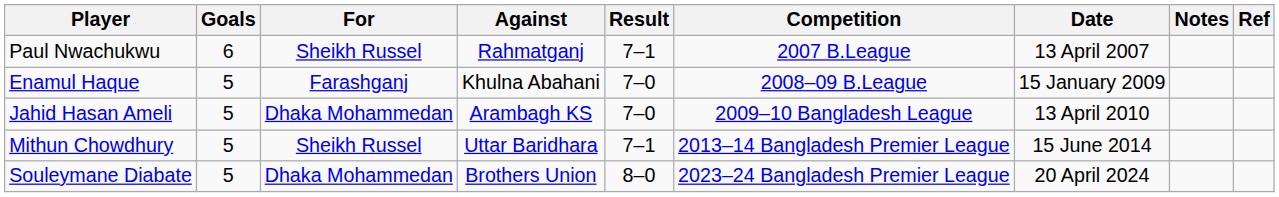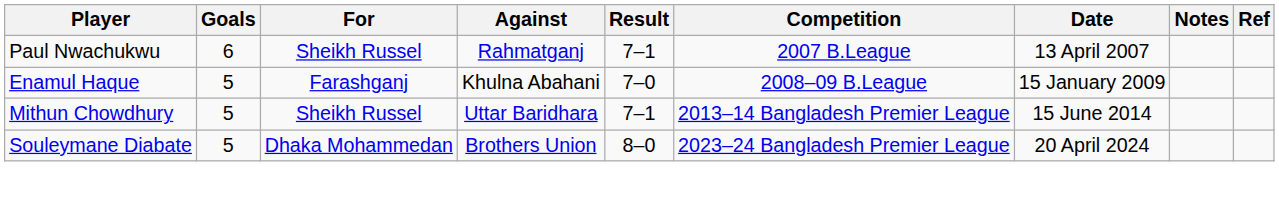- row: (91, 113)
